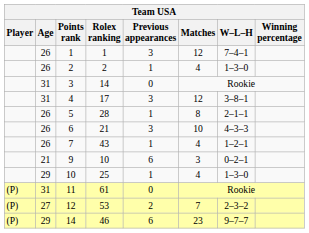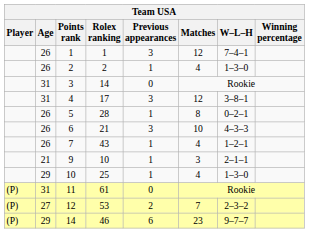(236, 114) 2–1–1 -> (236, 114) 0–2–1
(151, 159) 6 -> (151, 159) 1
(236, 159) 0–2–1 -> (236, 159) 2–1–1
